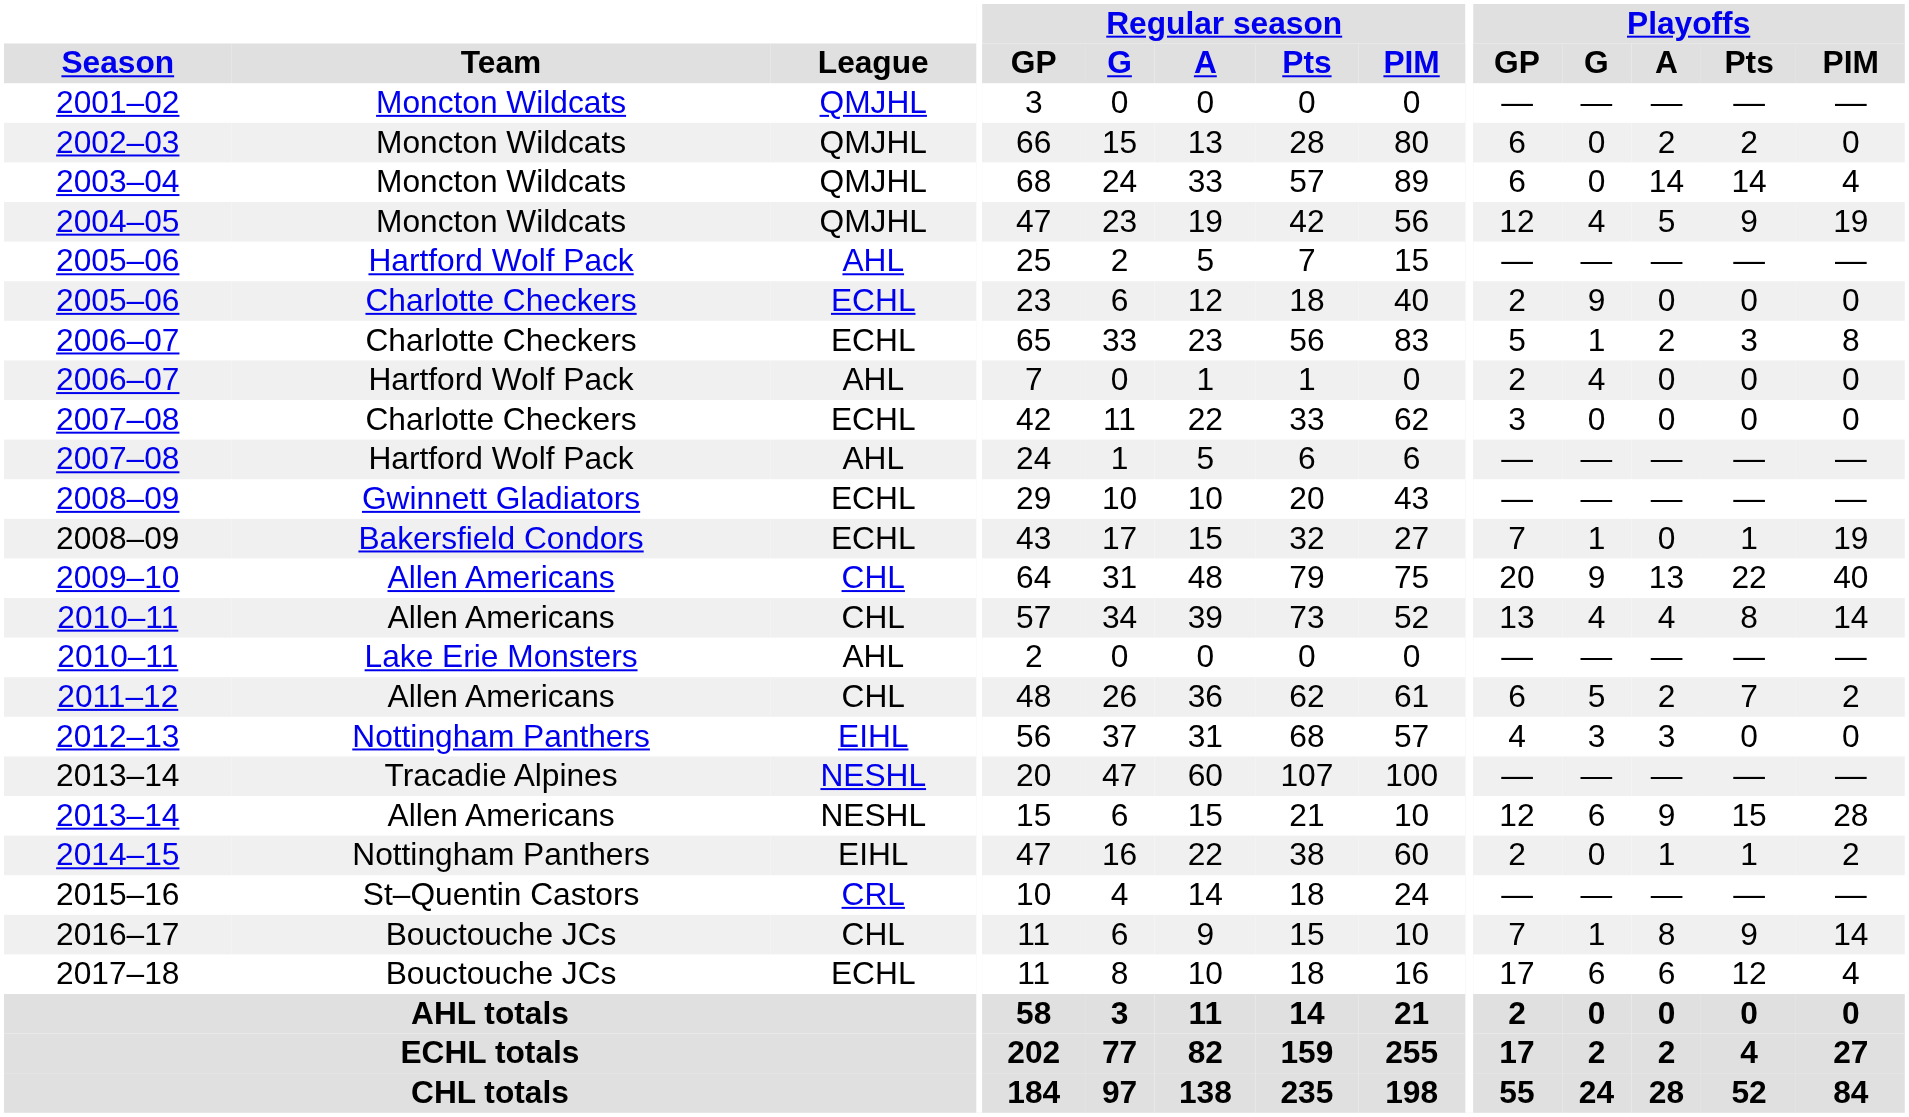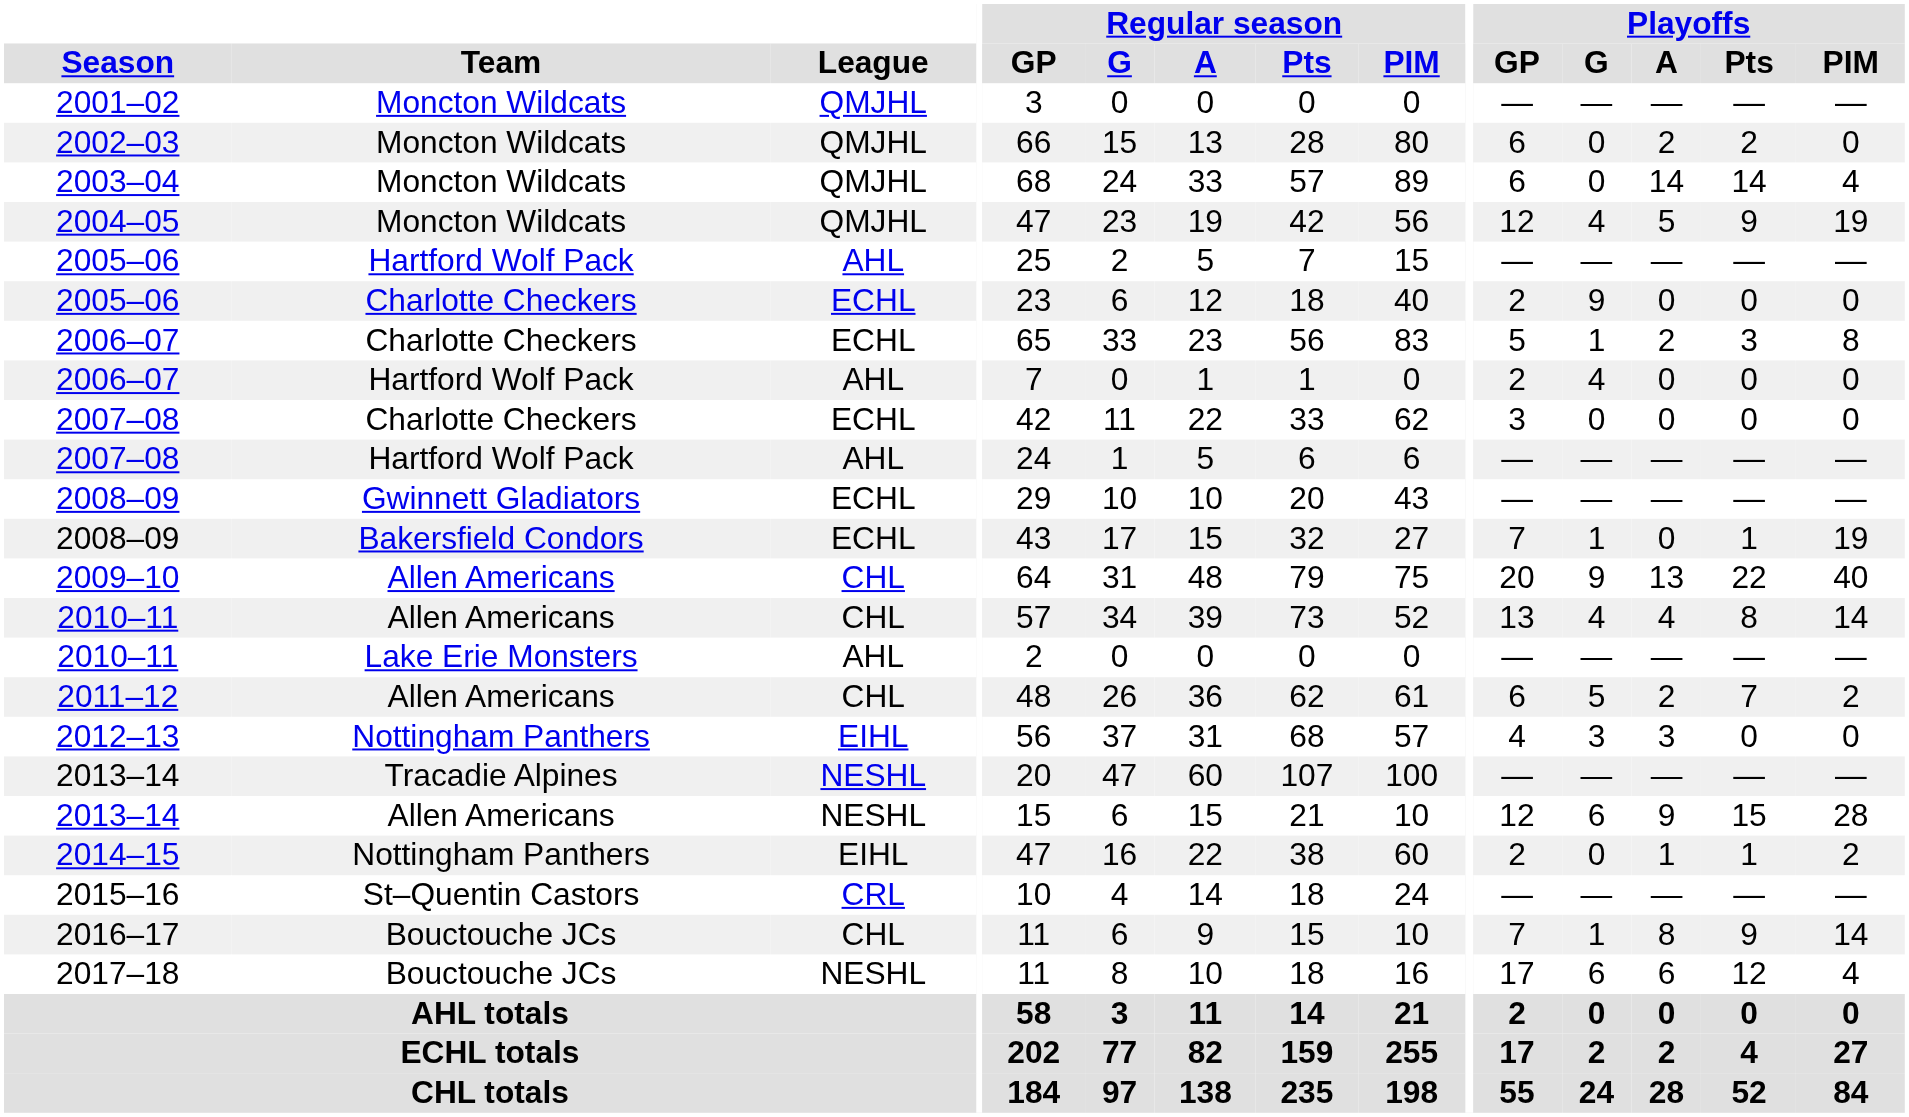(873, 973) ECHL -> (873, 973) NESHL
